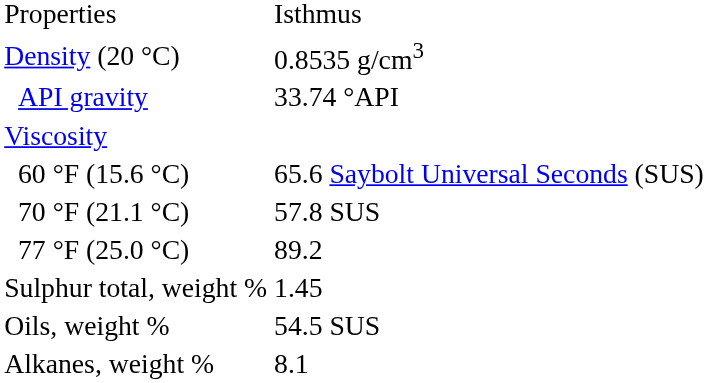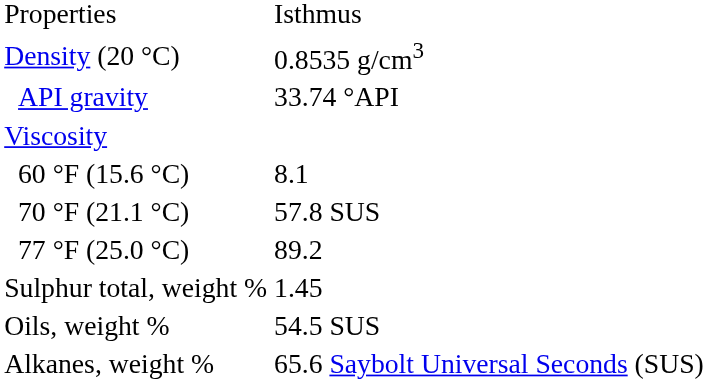(489, 174) 65.6 Saybolt Universal Seconds (SUS) -> (291, 174) 8.1
(291, 364) 8.1 -> (489, 364) 65.6 Saybolt Universal Seconds (SUS)
